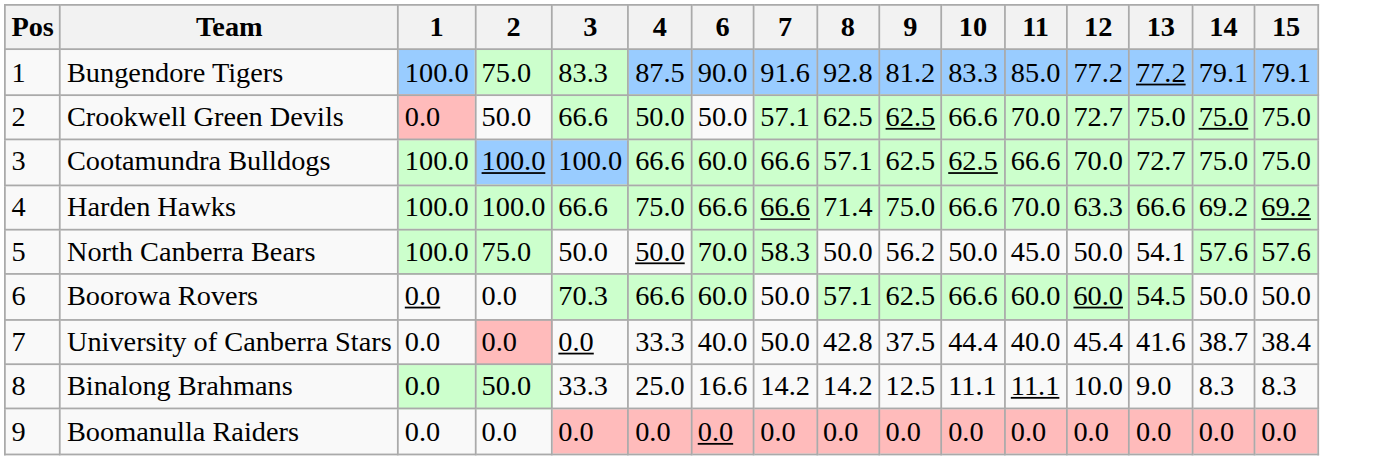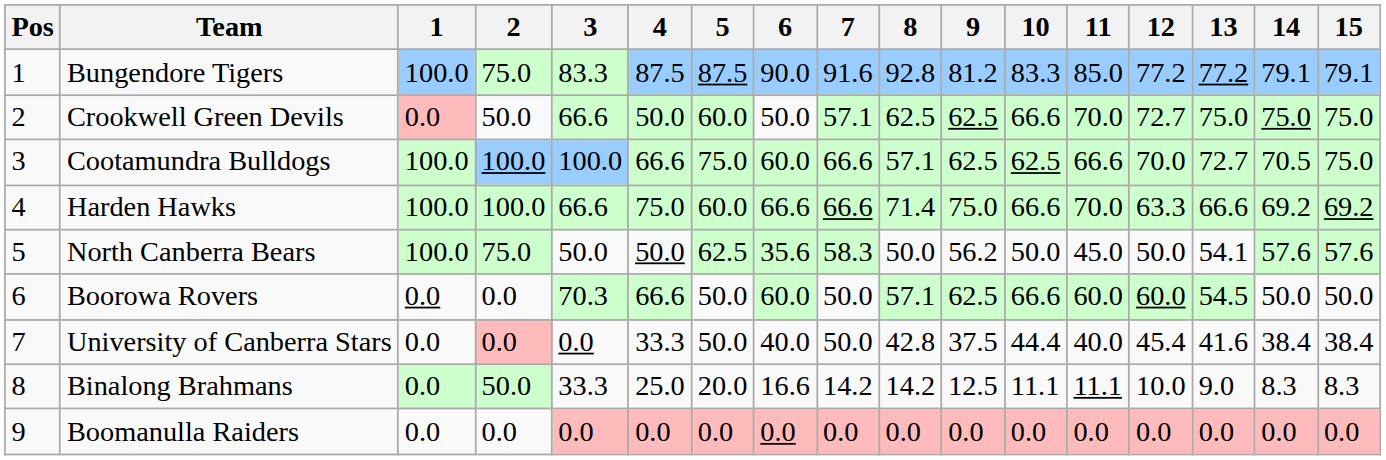+ column: (723, 26)
(1223, 161) 75.0 -> (1286, 161) 70.5
(723, 251) 70.0 -> (785, 251) 35.6
(1223, 341) 38.7 -> (1286, 341) 38.4
